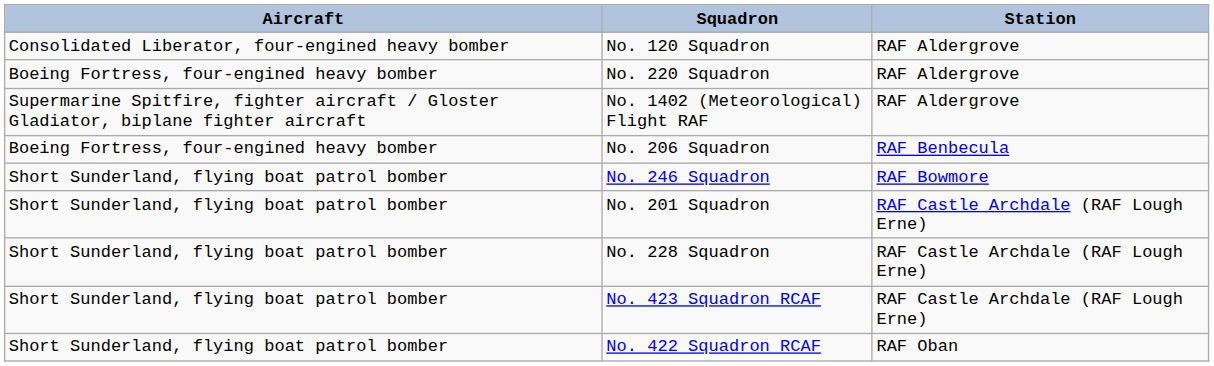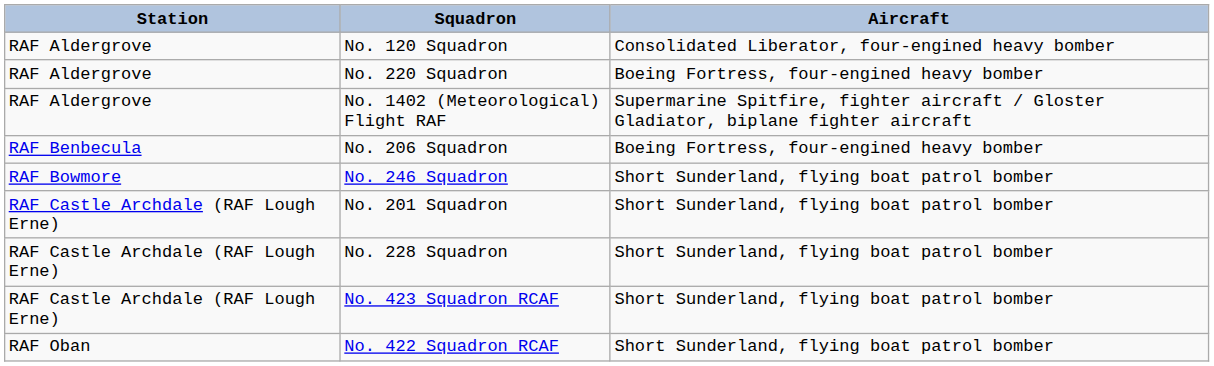columns swapped: (1040, 19) <-> (303, 19)
